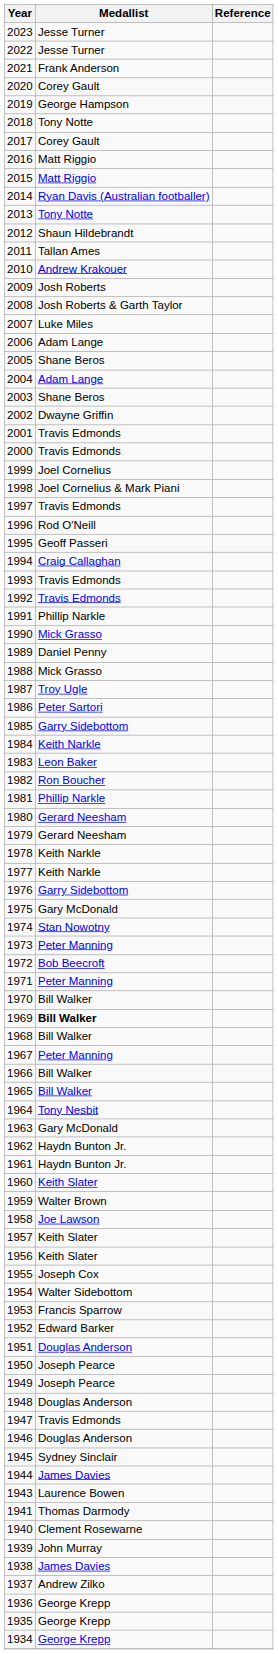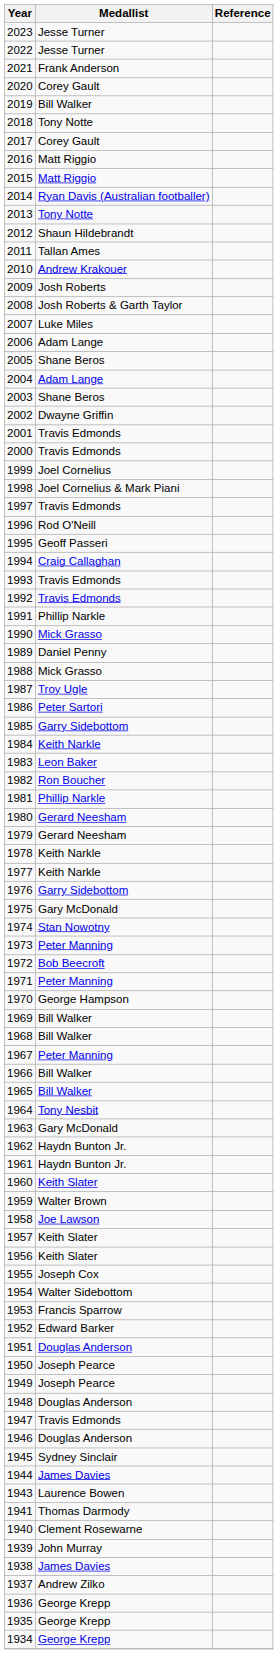(83, 104) George Hampson -> (65, 104) Bill Walker
(65, 1000) Bill Walker -> (83, 1000) George Hampson
(67, 1018) bold -> (65, 1018) normal
